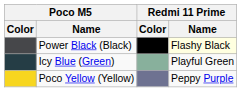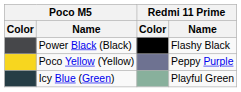(200, 45) lightyellow background -> (200, 45) no background
rows swapped: (77, 62) <-> (86, 78)
